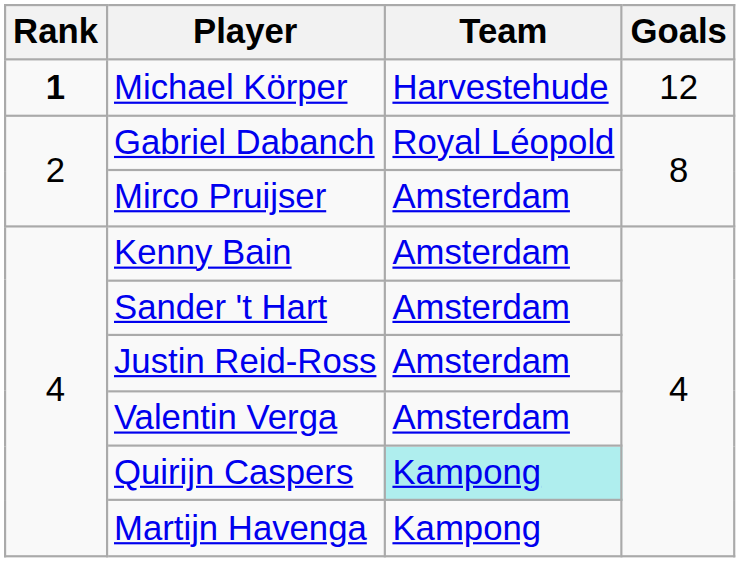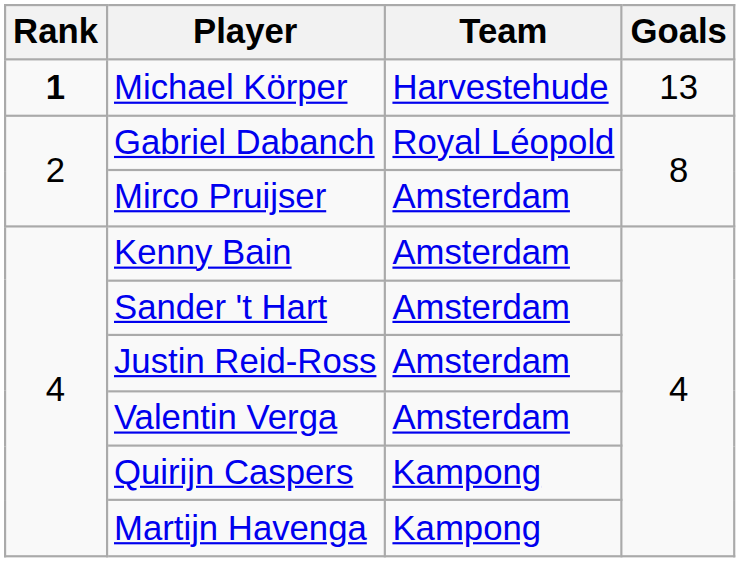(679, 87) 12 -> (679, 87) 13
(467, 472) paleturquoise background -> (467, 472) no background
